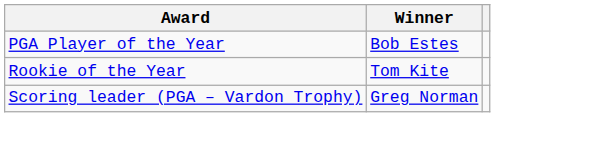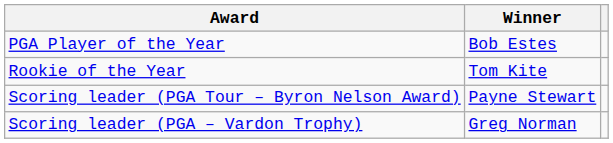+ row: (235, 98)
